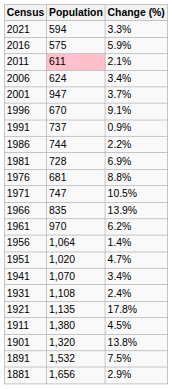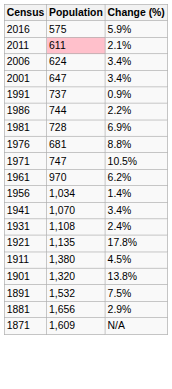- row: (18, 29)
(58, 95) 947 -> (58, 78) 647
(119, 95) 3.7% -> (119, 78) 3.4%
- row: (18, 111)
- row: (18, 210)
(62, 243) 1,064 -> (62, 194) 1,034
- row: (18, 260)
+ row: (18, 326)
